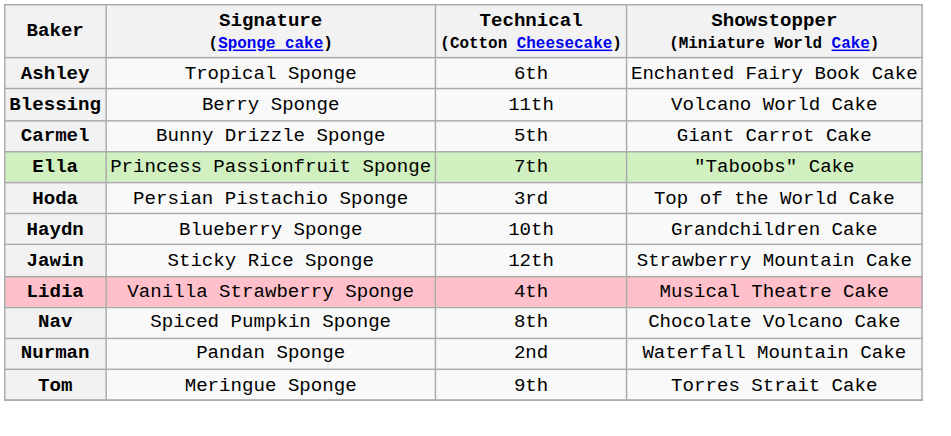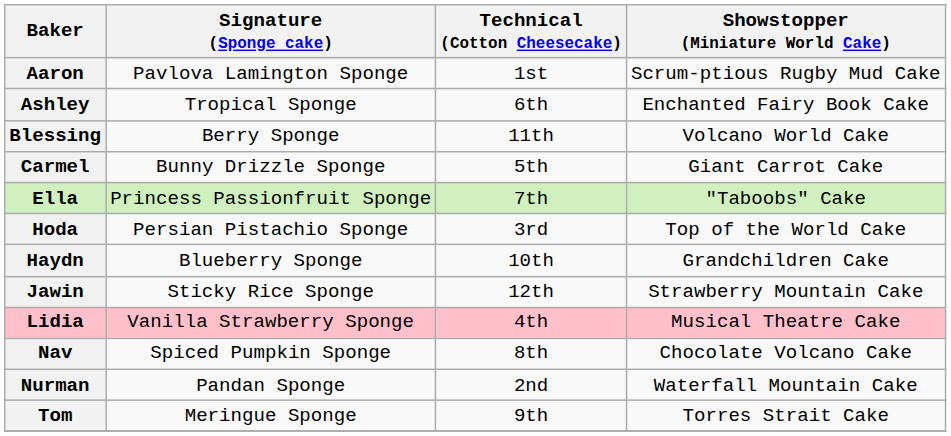+ row: (55, 74)
